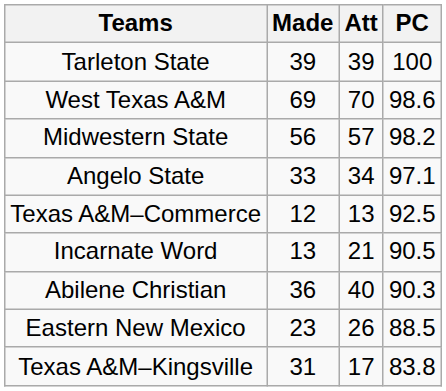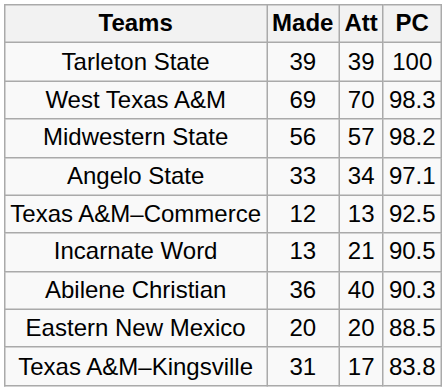(412, 99) 98.6 -> (412, 99) 98.3
(303, 328) 23 -> (303, 328) 20
(361, 328) 26 -> (361, 328) 20
